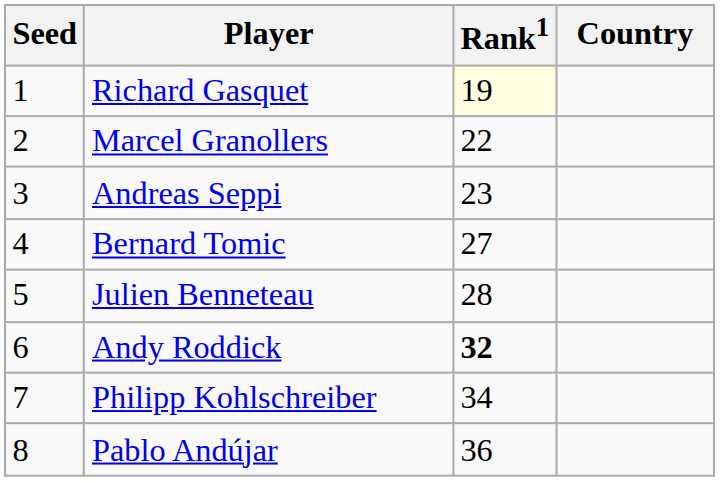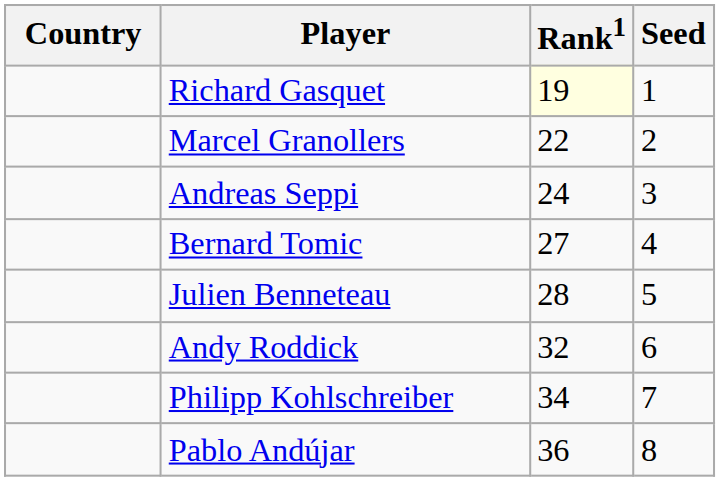columns swapped: (635, 34) <-> (45, 34)
(477, 192) 23 -> (553, 192) 24
(477, 346) bold -> (553, 346) normal
